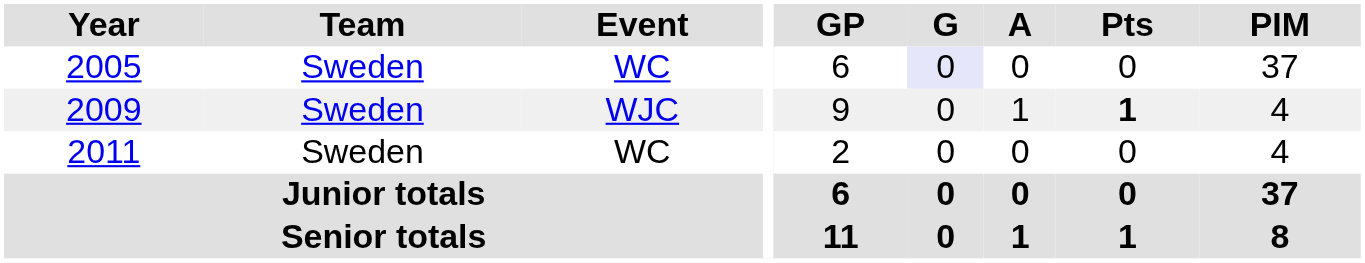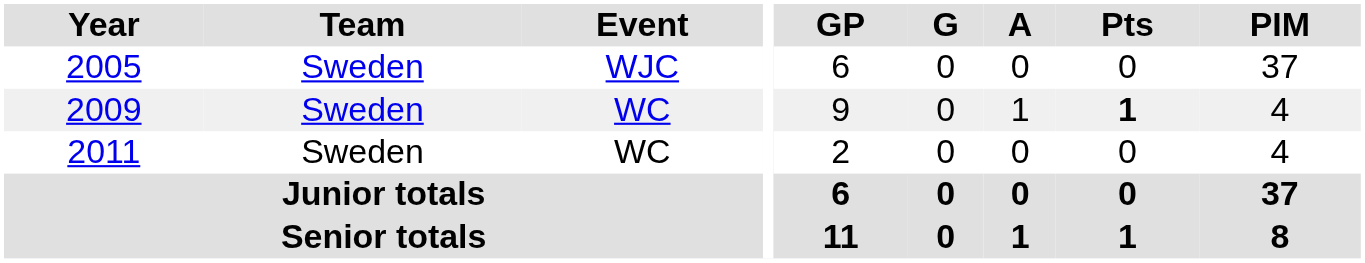(642, 67) WC -> (642, 67) WJC
(946, 67) lavender background -> (946, 67) no background
(642, 109) WJC -> (642, 109) WC
